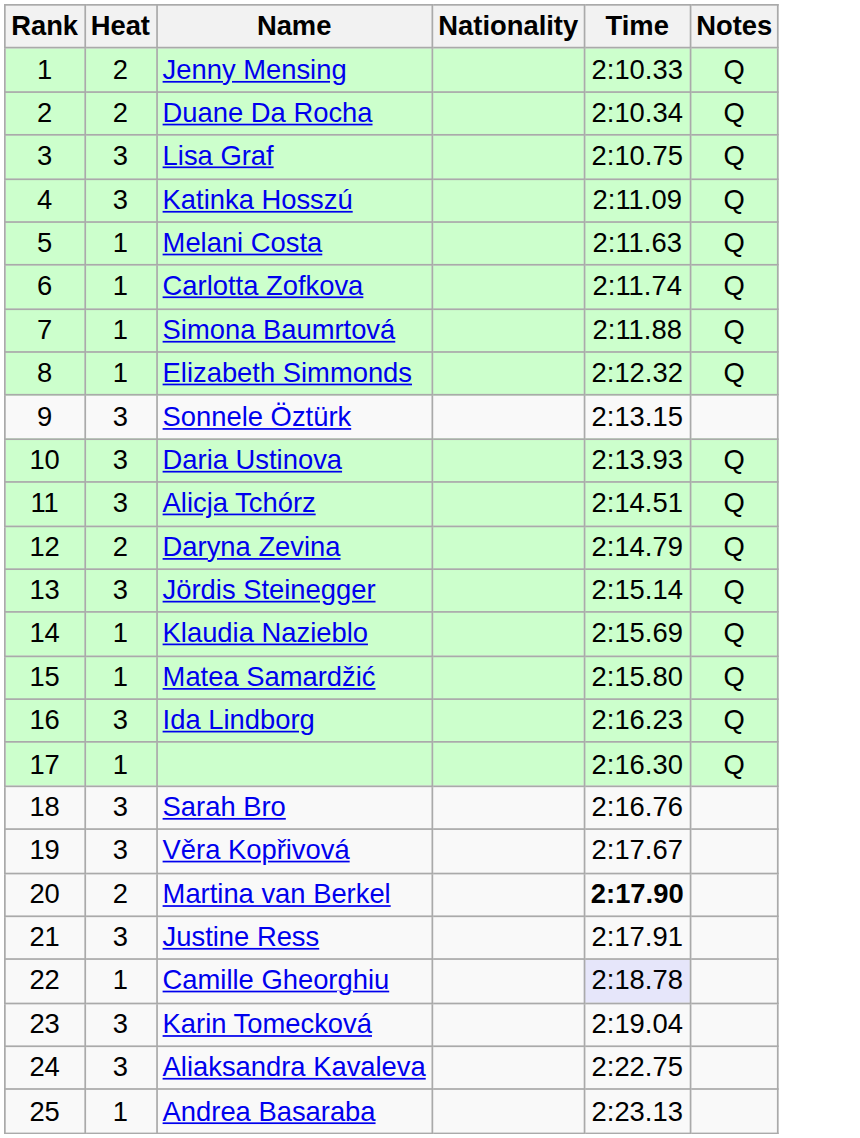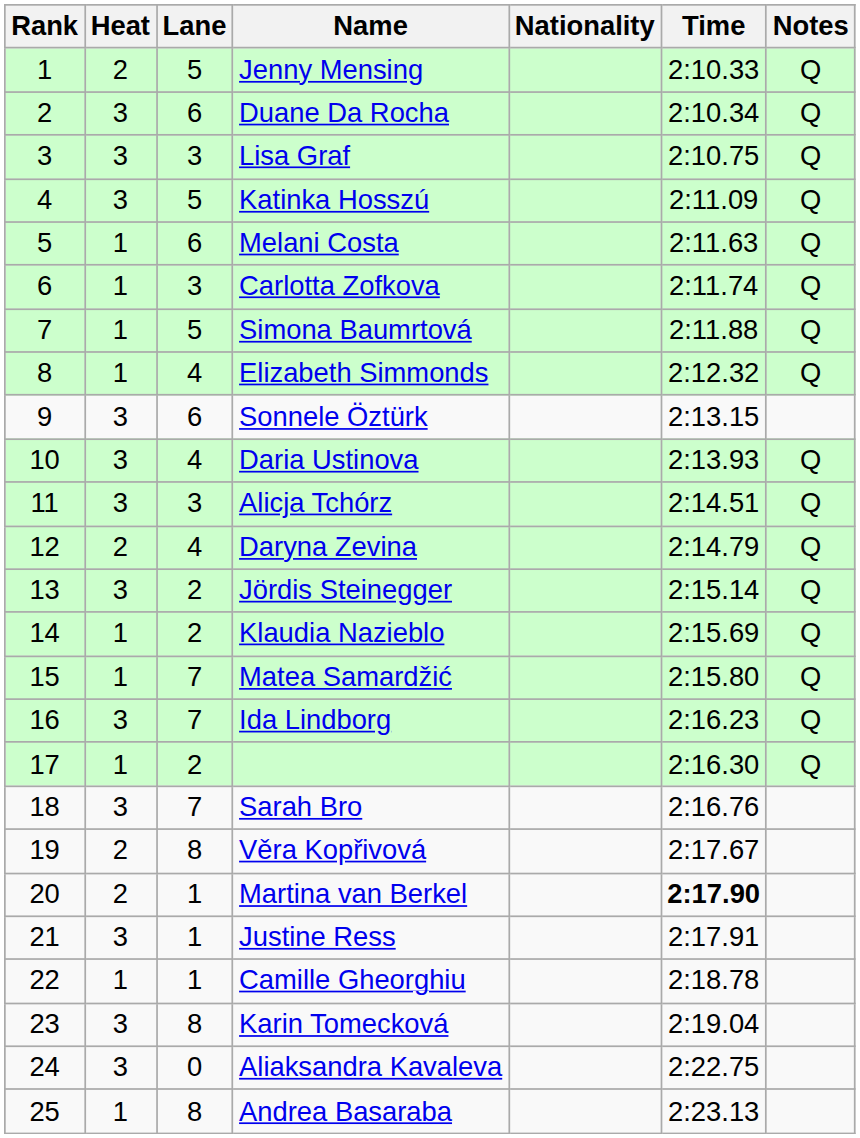+ column: (195, 26)
(120, 112) 2 -> (120, 112) 3
(120, 850) 3 -> (120, 850) 2
(637, 980) lavender background -> (714, 980) no background
